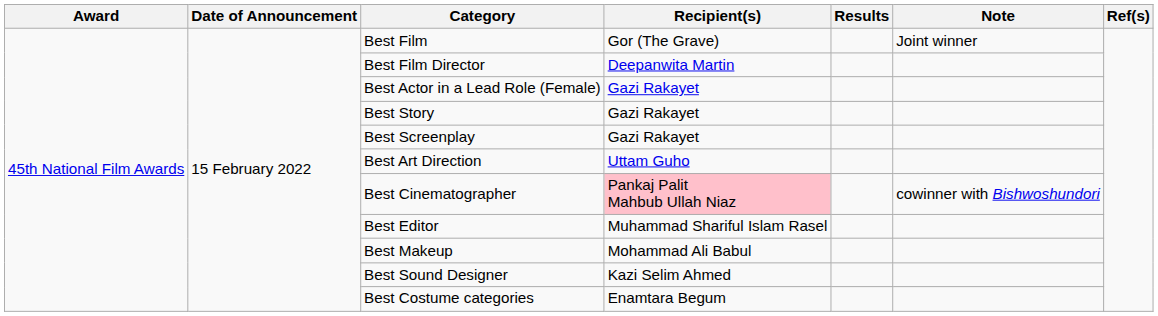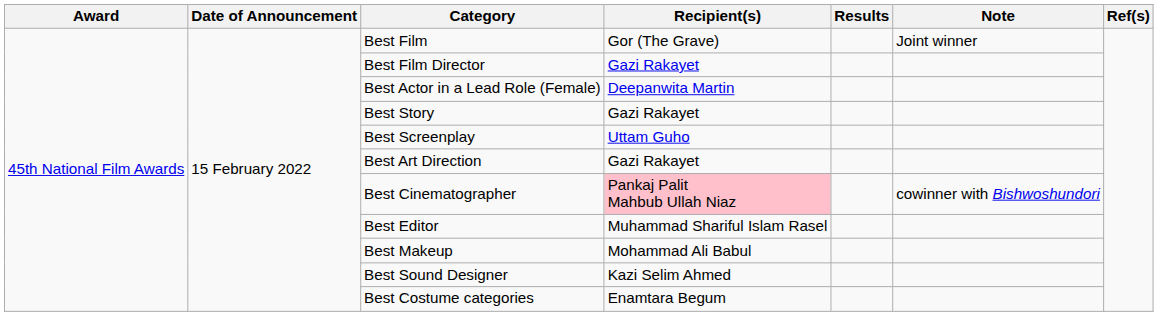(671, 64) Deepanwita Martin -> (653, 64) Gazi Rakayet
(653, 88) Gazi Rakayet -> (671, 88) Deepanwita Martin
(653, 137) Gazi Rakayet -> (649, 137) Uttam Guho
(649, 161) Uttam Guho -> (653, 161) Gazi Rakayet
